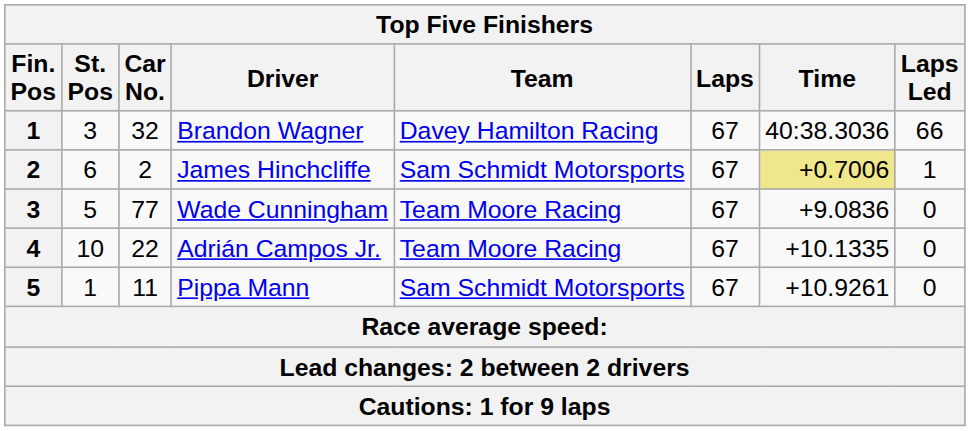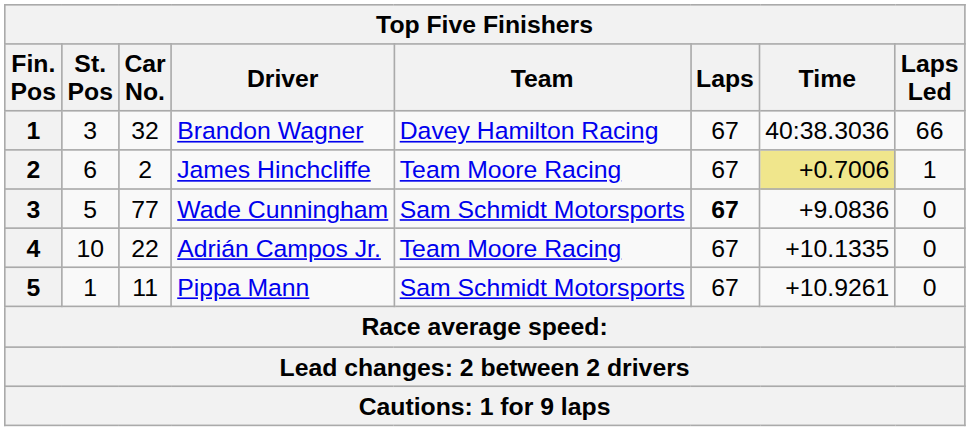(542, 170) Sam Schmidt Motorsports -> (510, 170) Team Moore Racing
(510, 209) Team Moore Racing -> (542, 209) Sam Schmidt Motorsports
(725, 209) normal -> (725, 209) bold
